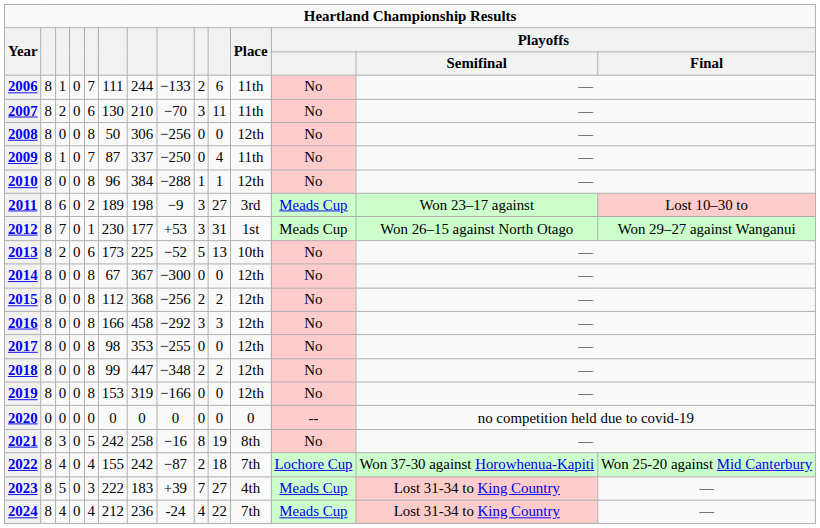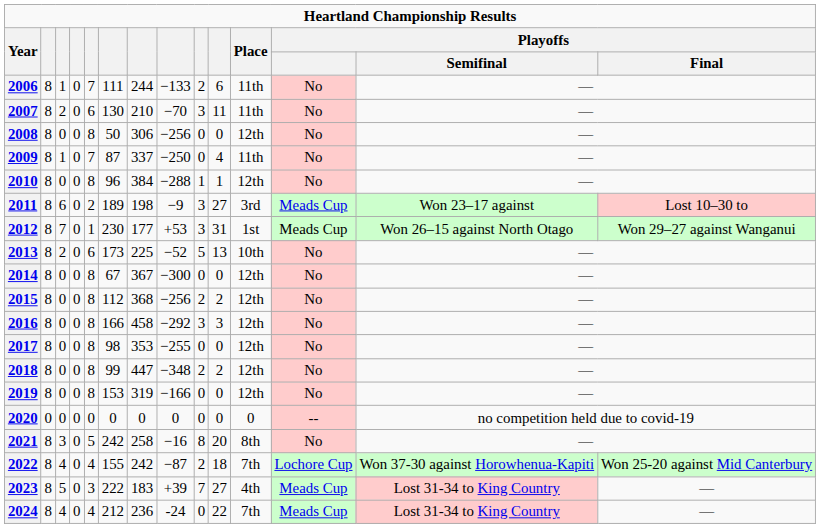(219, 441) 19 -> (219, 441) 20
(201, 511) 4 -> (201, 511) 0
